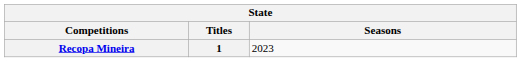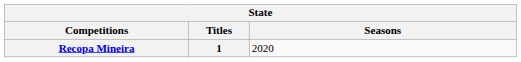(263, 48) 2023 -> (263, 48) 2020
